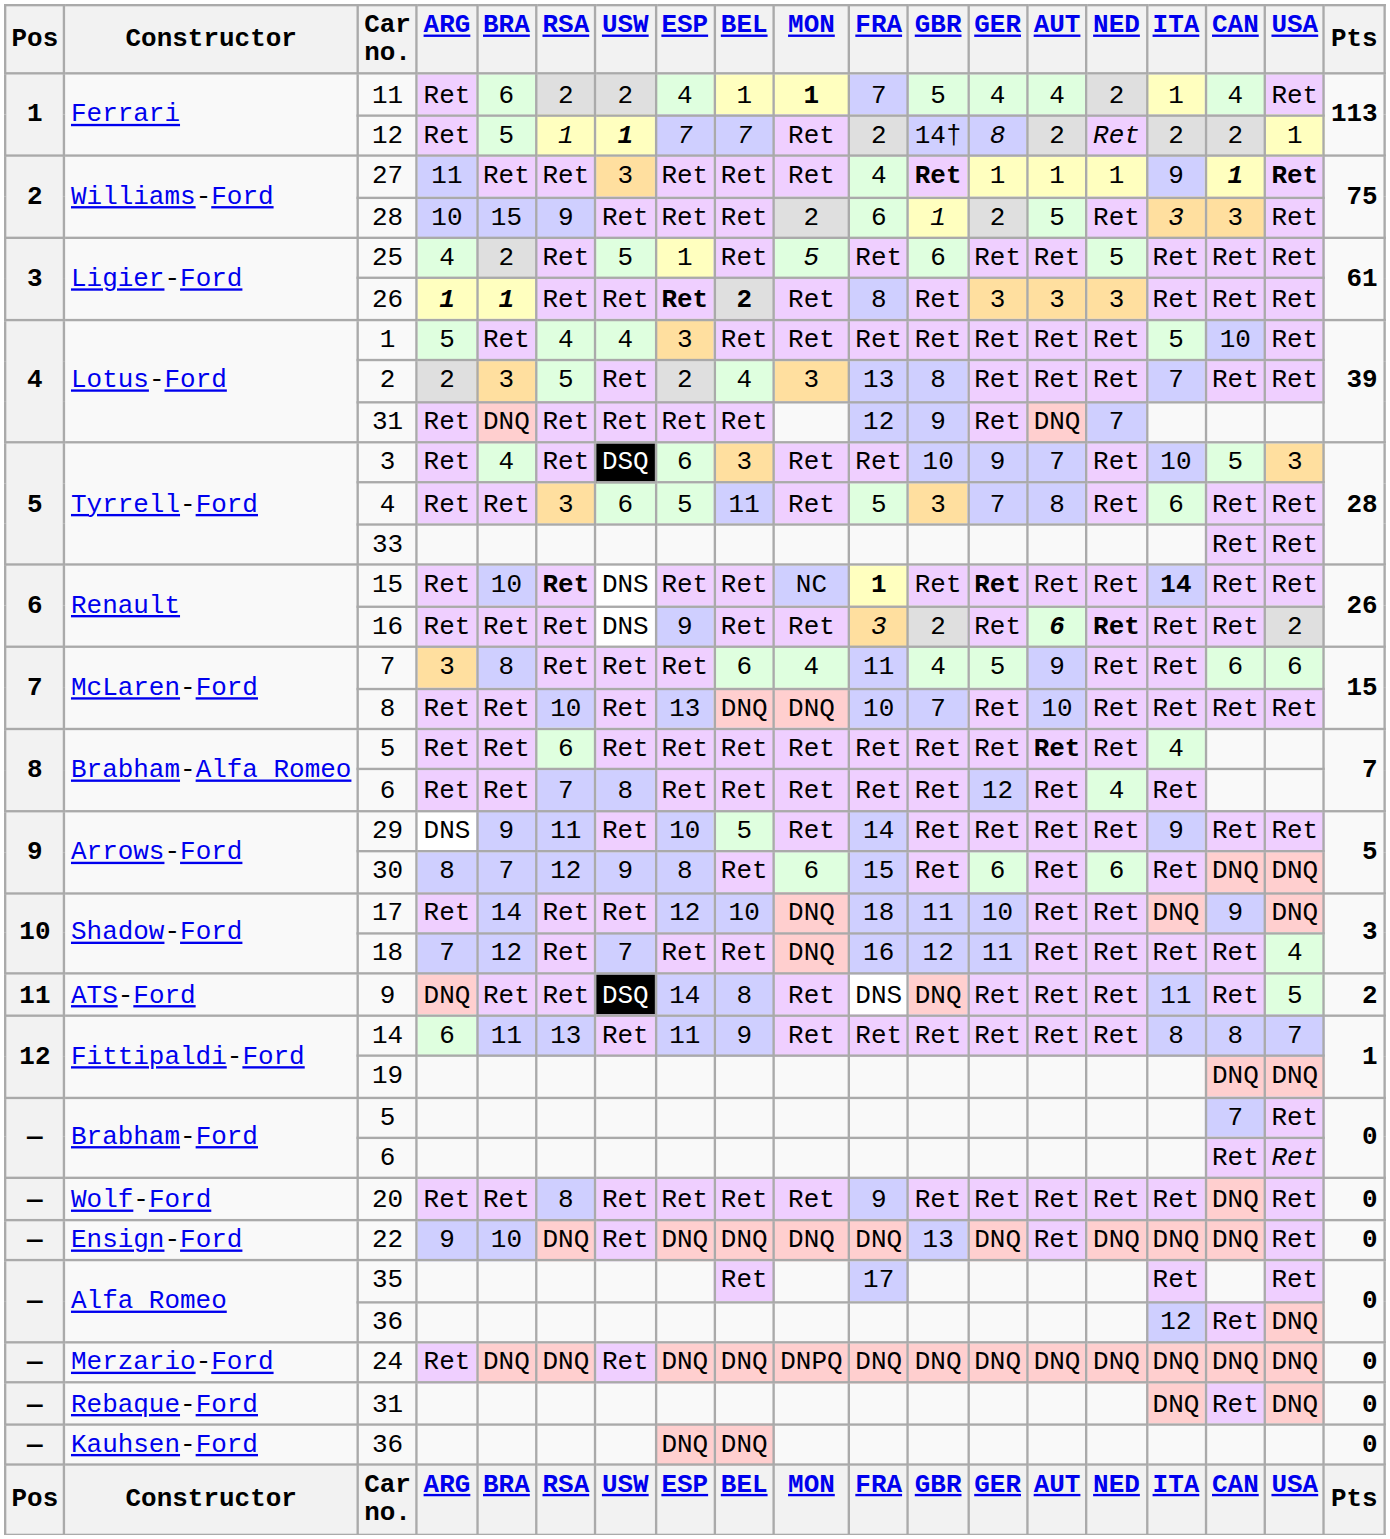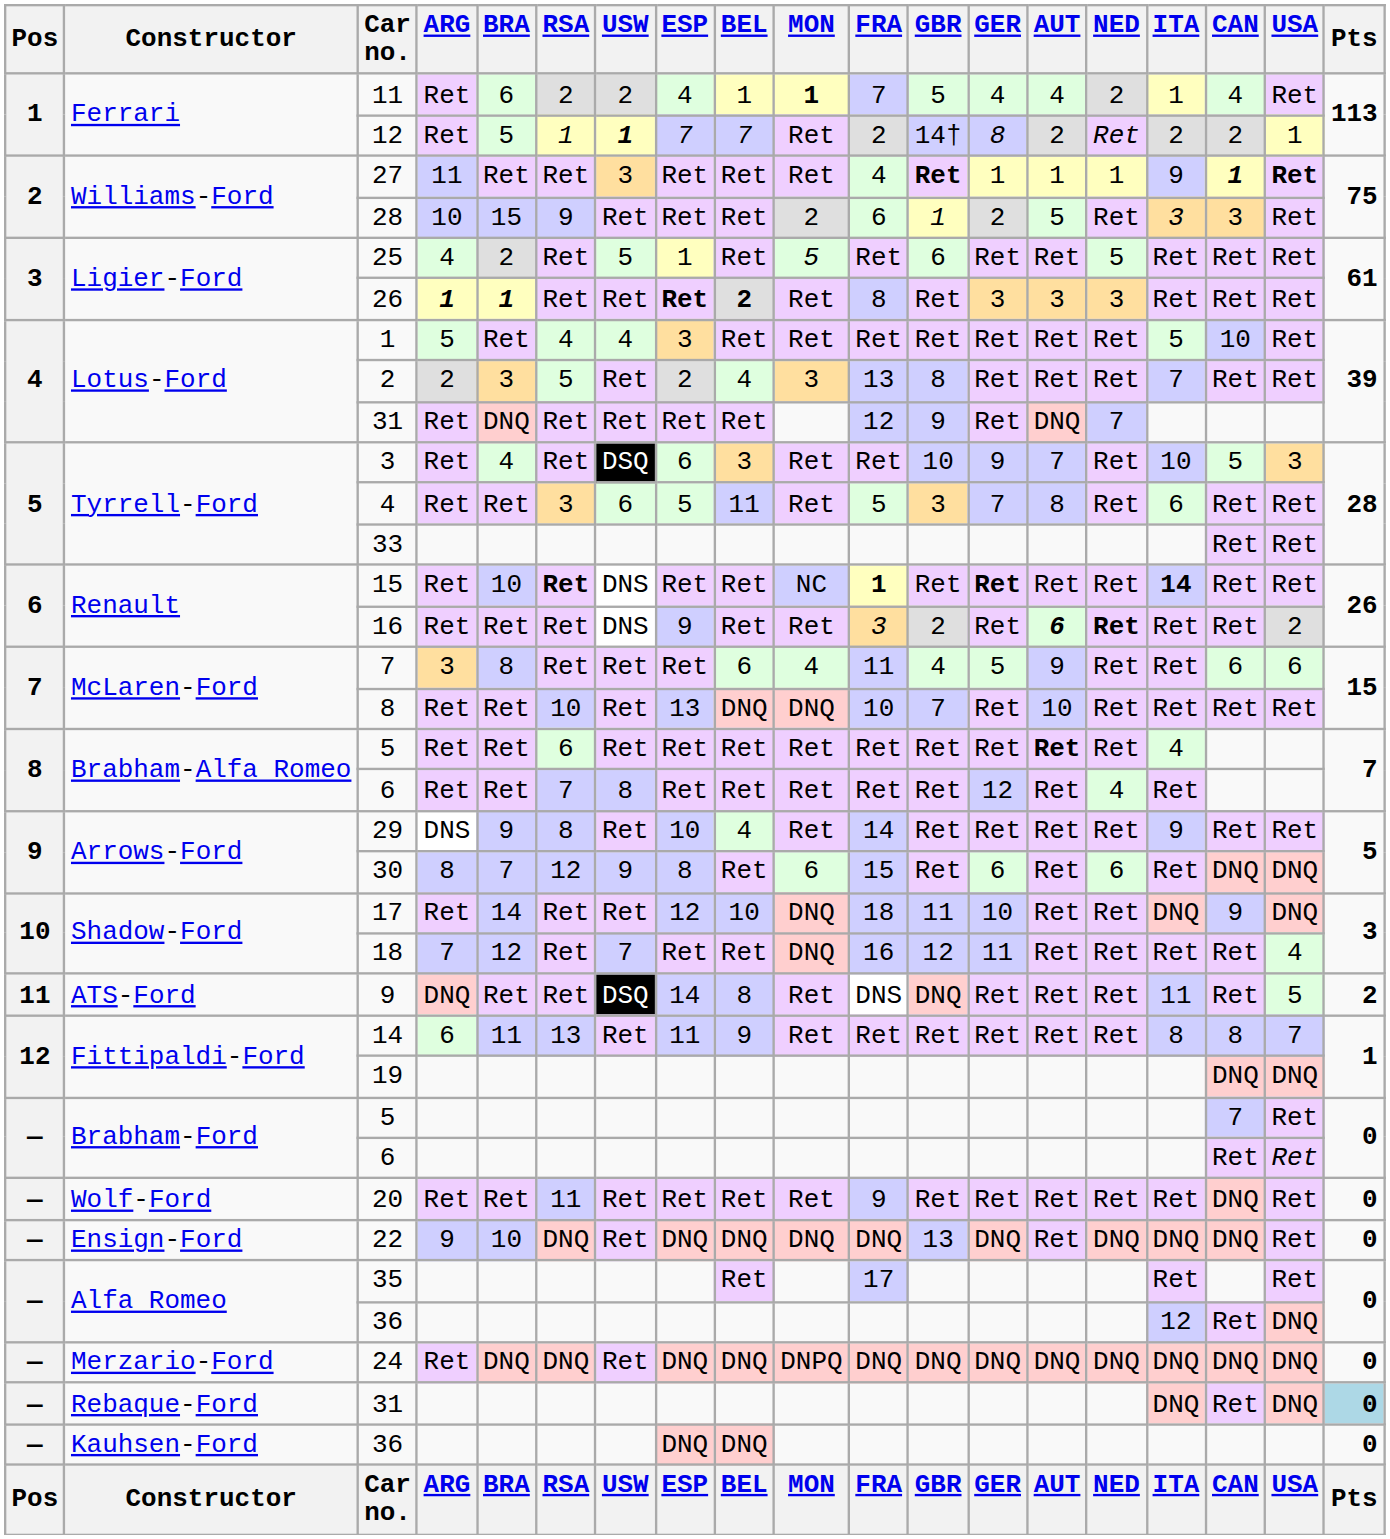(566, 831) 11 -> (566, 831) 8
(744, 831) 5 -> (744, 831) 4
(566, 1199) 8 -> (566, 1199) 11
(1370, 1404) no background -> (1370, 1404) lightblue background
